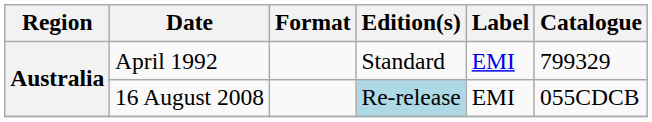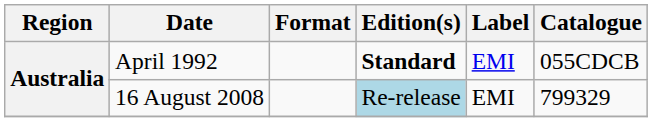(403, 60) normal -> (409, 60) bold
(575, 60) 799329 -> (590, 60) 055CDCB
(590, 97) 055CDCB -> (575, 97) 799329
